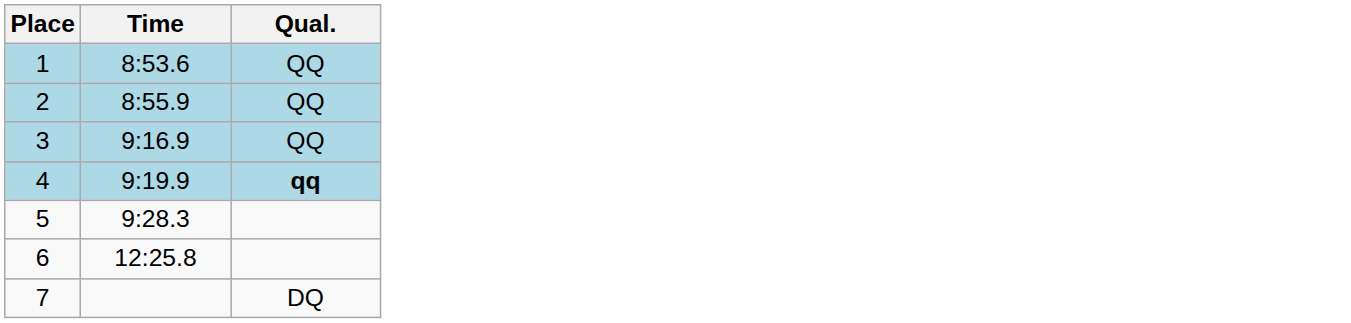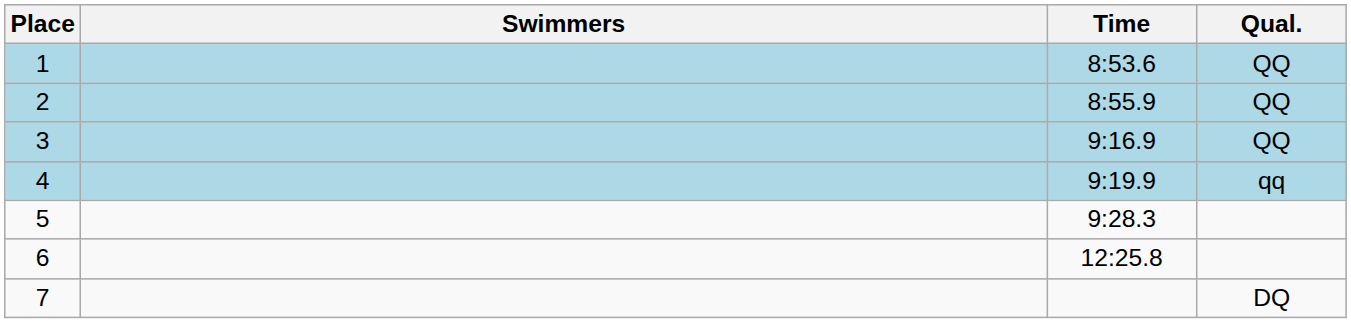+ column: (564, 24)
(305, 180) bold -> (1272, 180) normal
